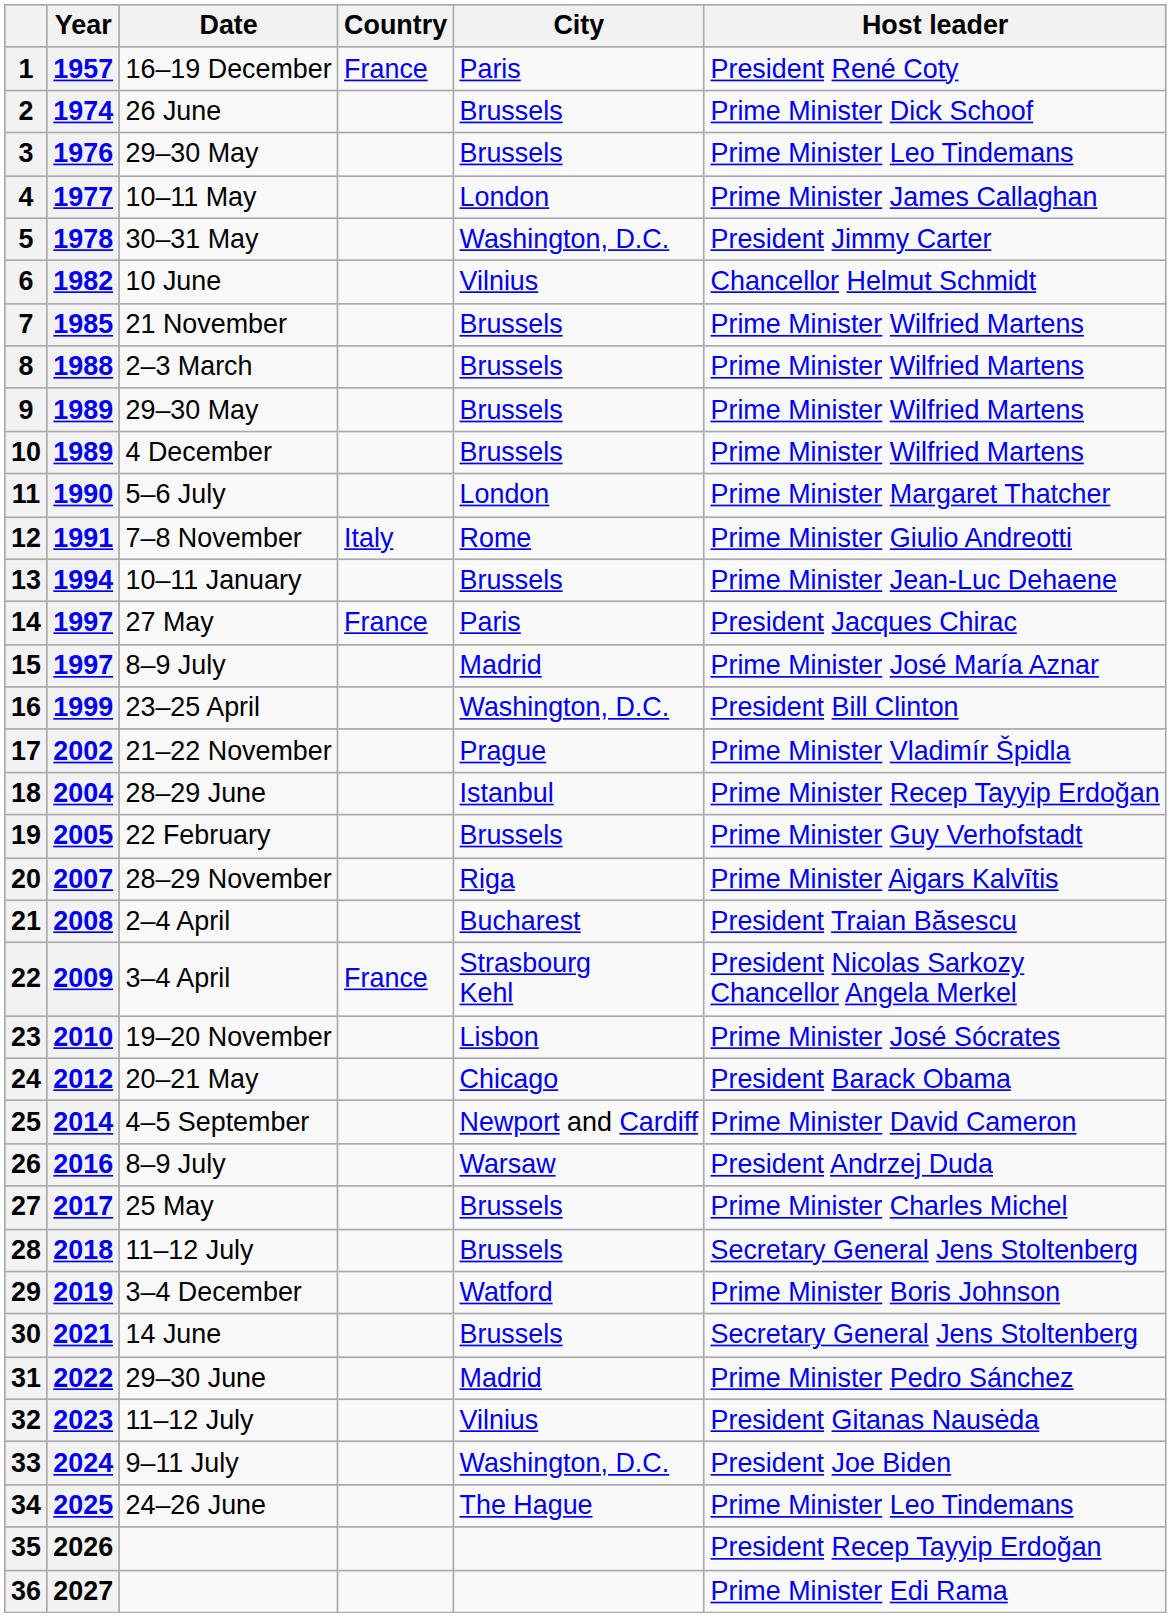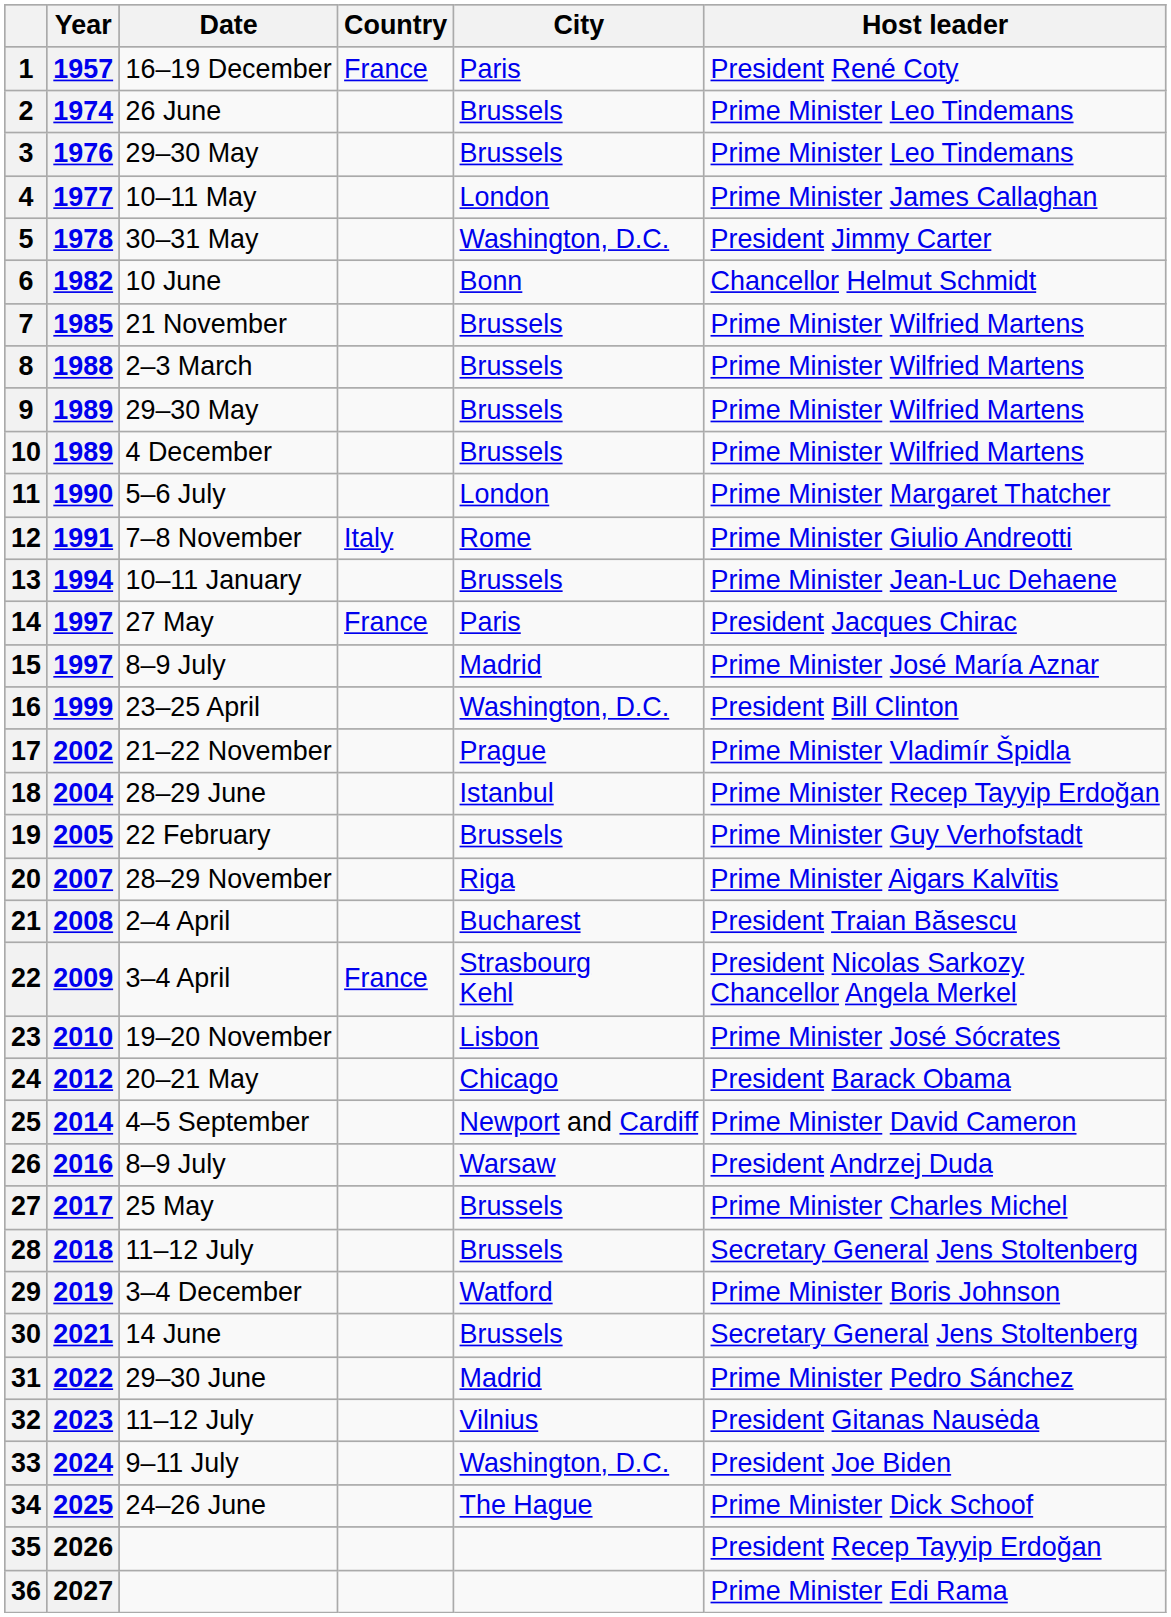(872, 111) Prime Minister Dick Schoof -> (892, 111) Prime Minister Leo Tindemans
(499, 281) Vilnius -> (491, 281) Bonn
(892, 1505) Prime Minister Leo Tindemans -> (872, 1505) Prime Minister Dick Schoof
